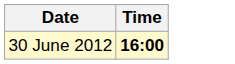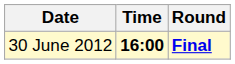+ column: (199, 18)
